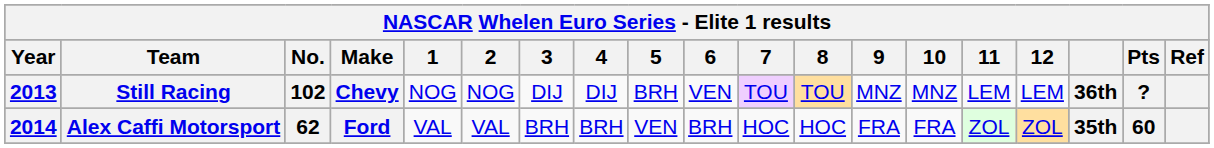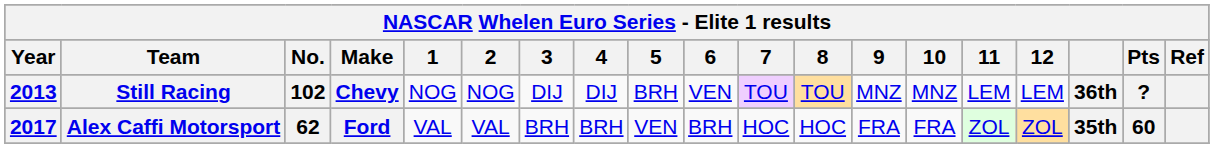(33, 126) 2014 -> (33, 126) 2017
